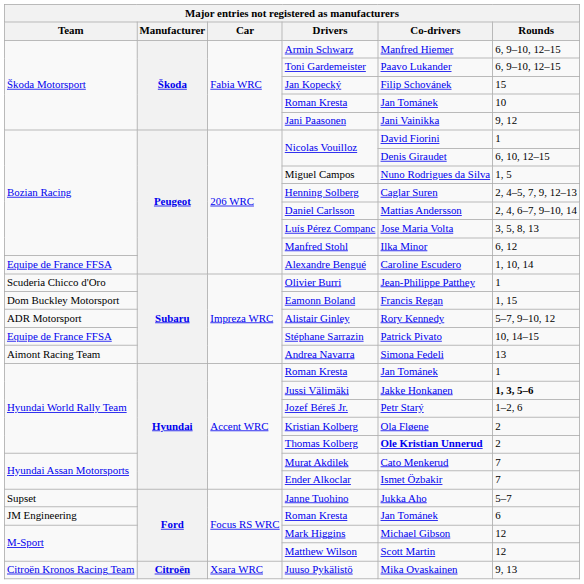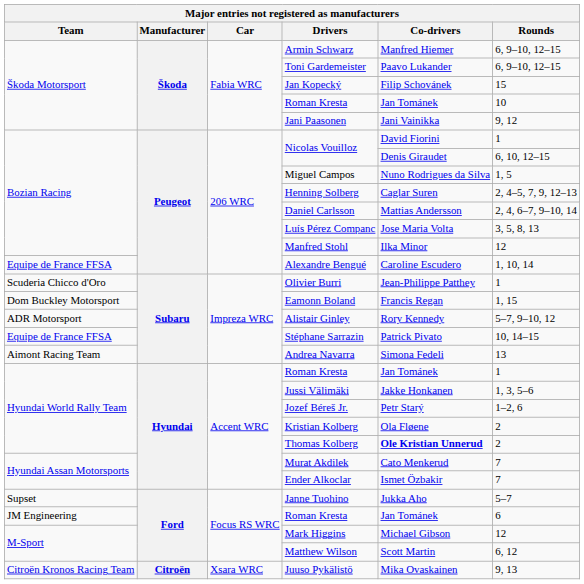(506, 246) 6, 12 -> (501, 246) 12
(514, 390) bold -> (514, 390) normal
(501, 551) 12 -> (506, 551) 6, 12
